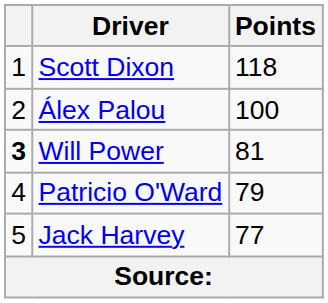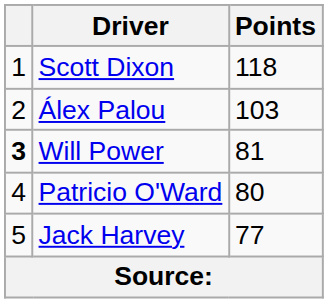(257, 109) 100 -> (257, 109) 103
(250, 193) 79 -> (250, 193) 80
